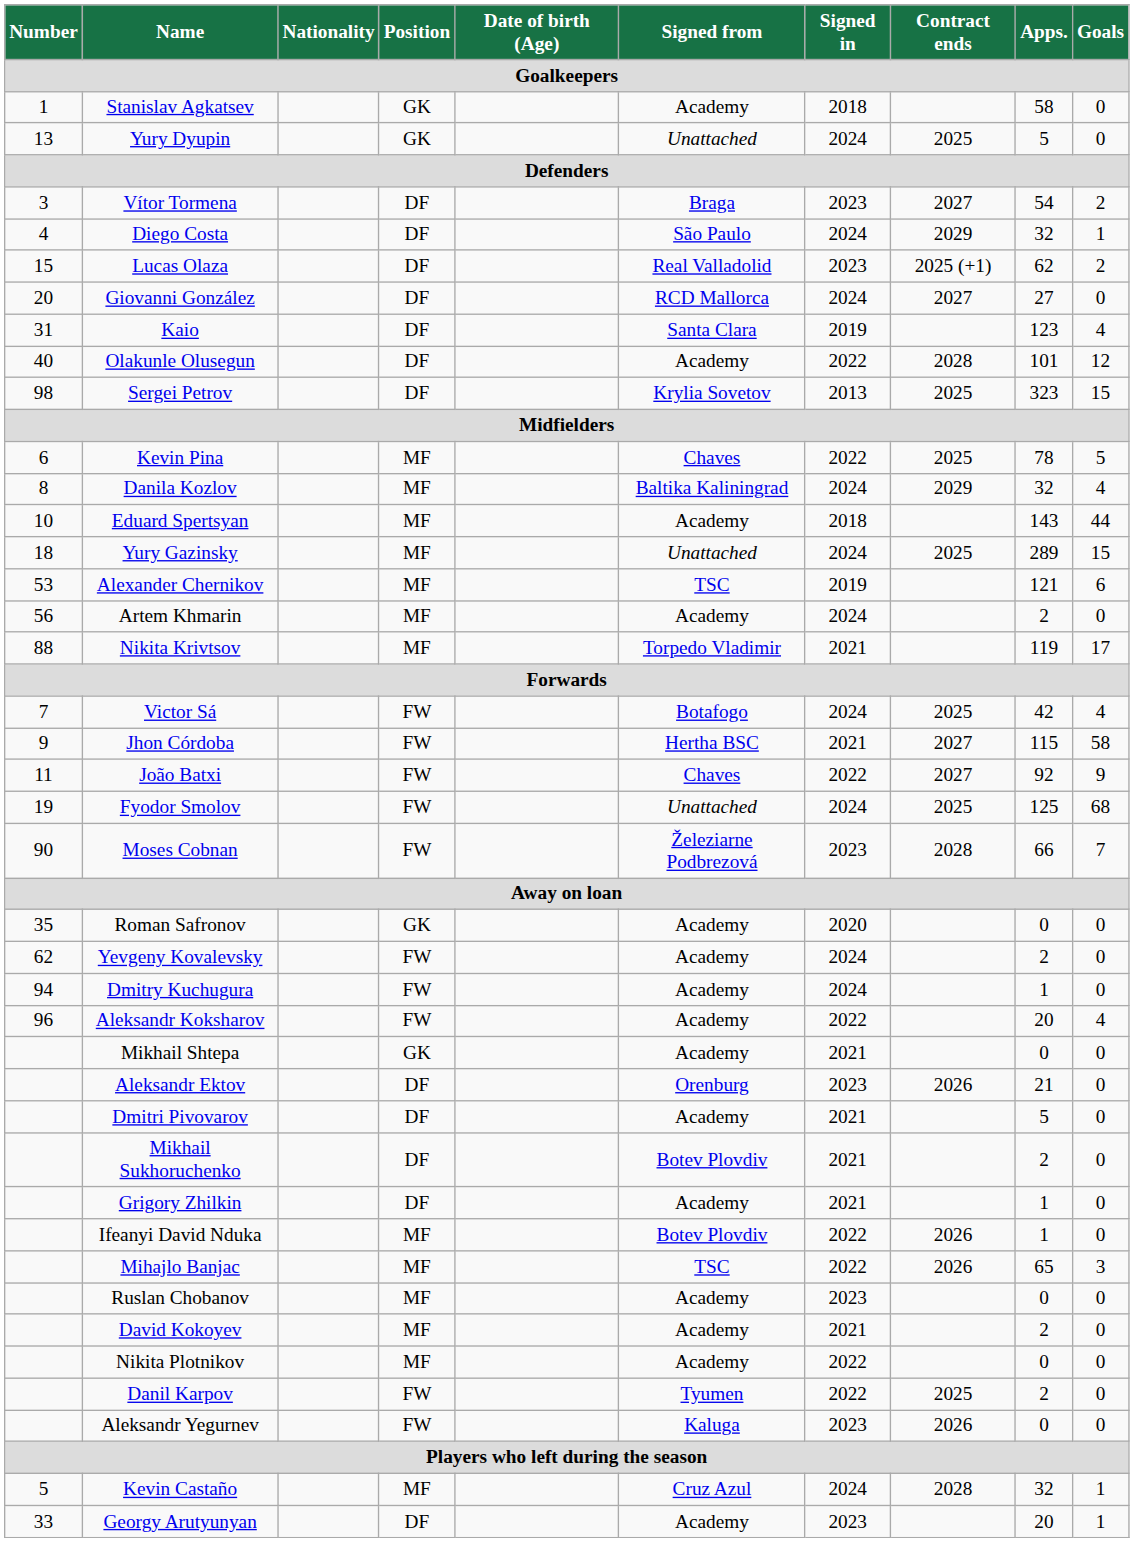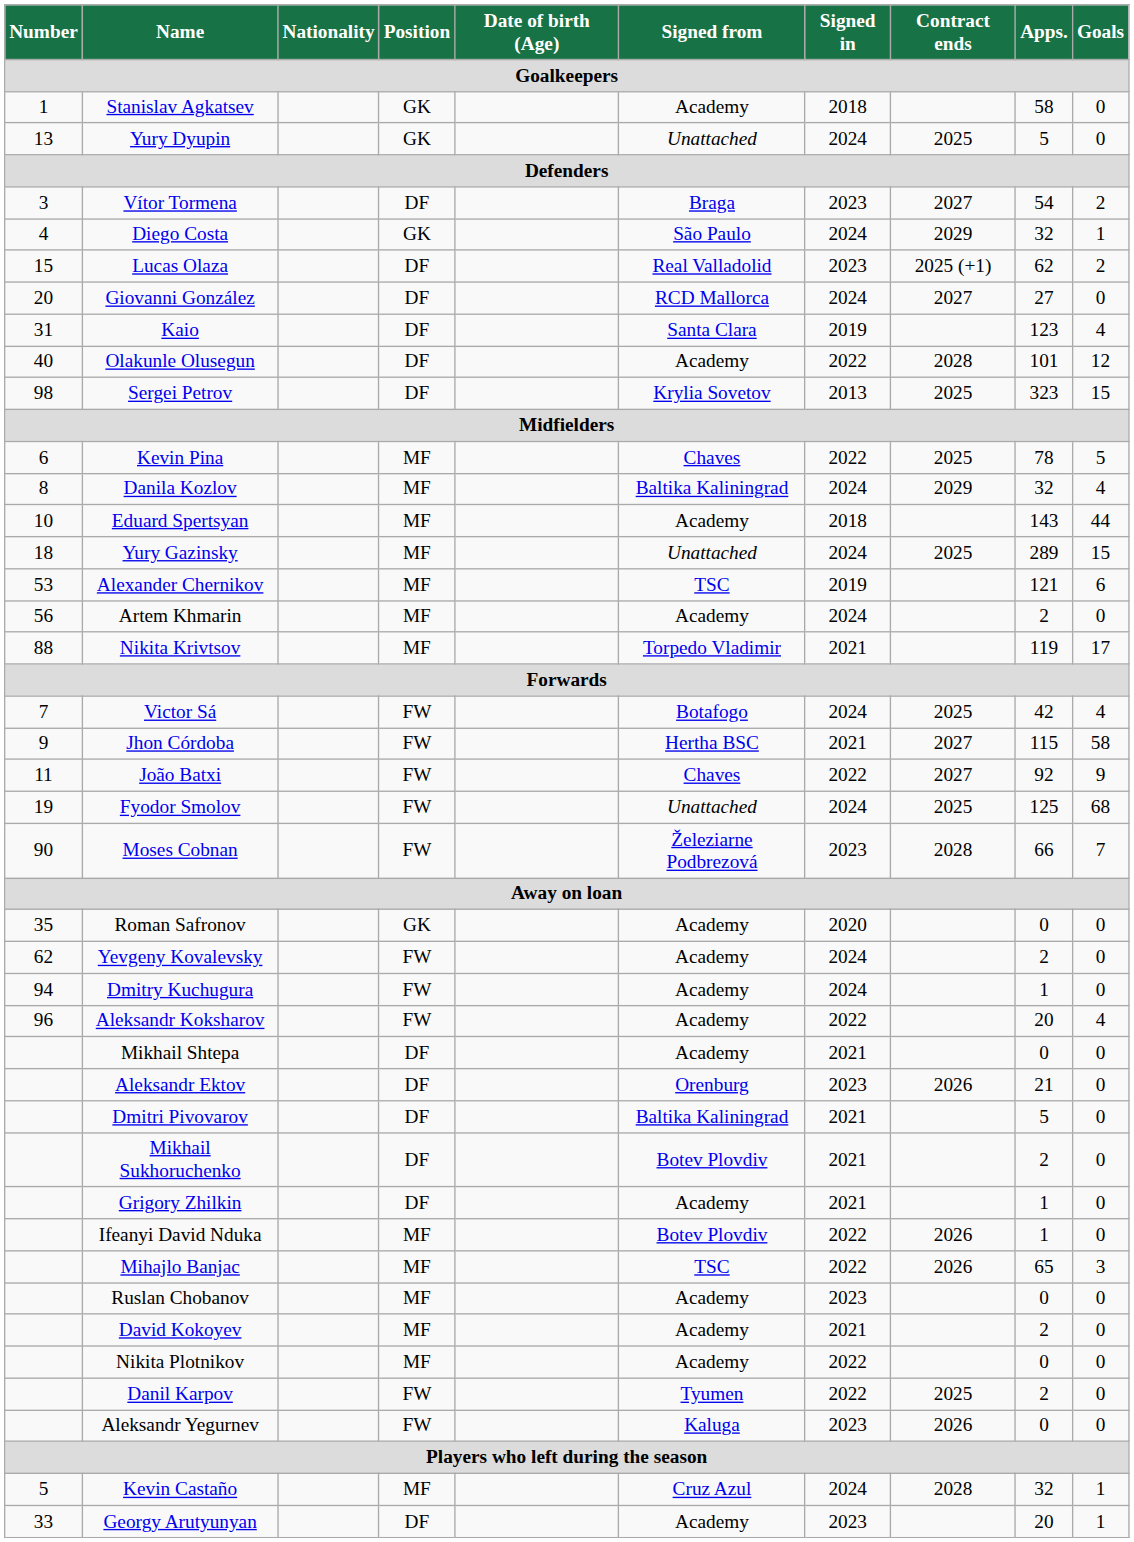(417, 234) DF -> (417, 234) GK
(417, 1052) GK -> (417, 1052) DF
(712, 1116) Academy -> (712, 1116) Baltika Kaliningrad
